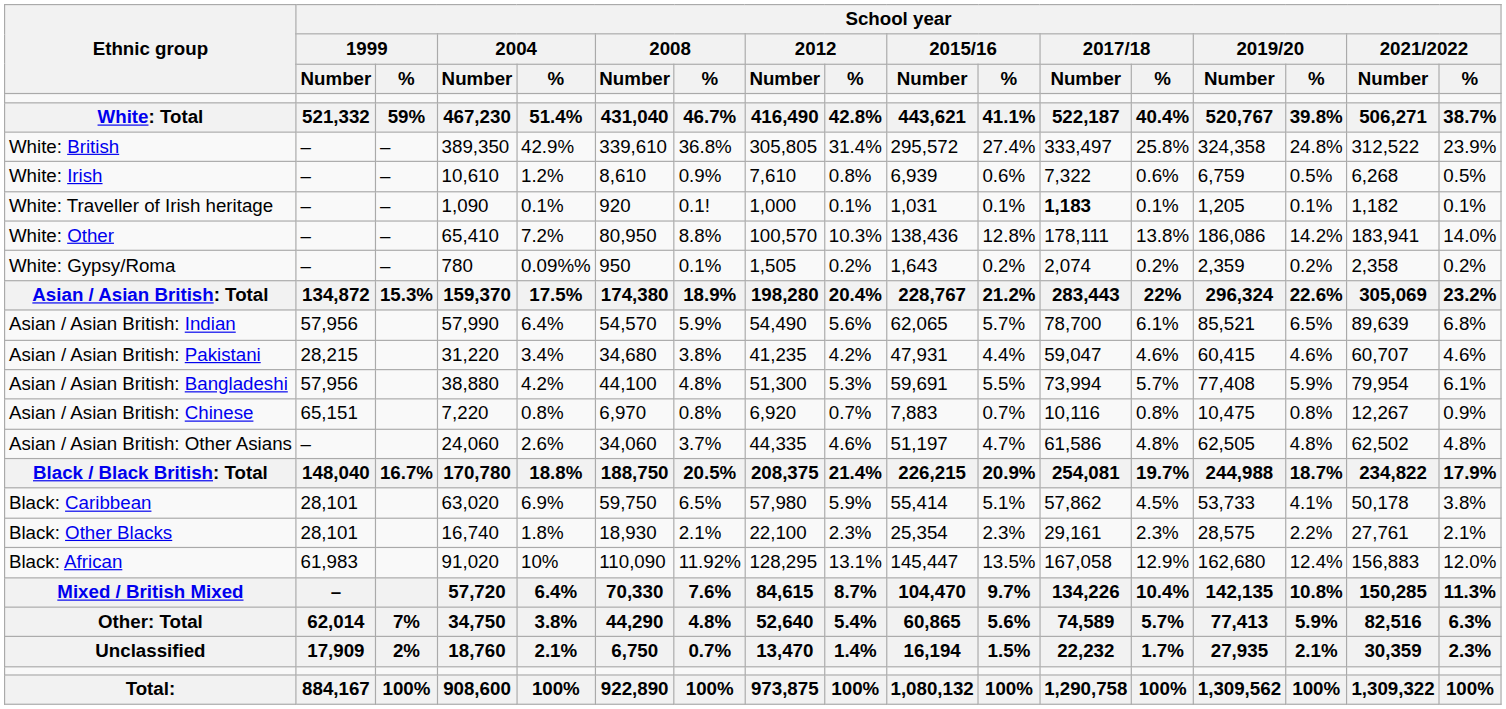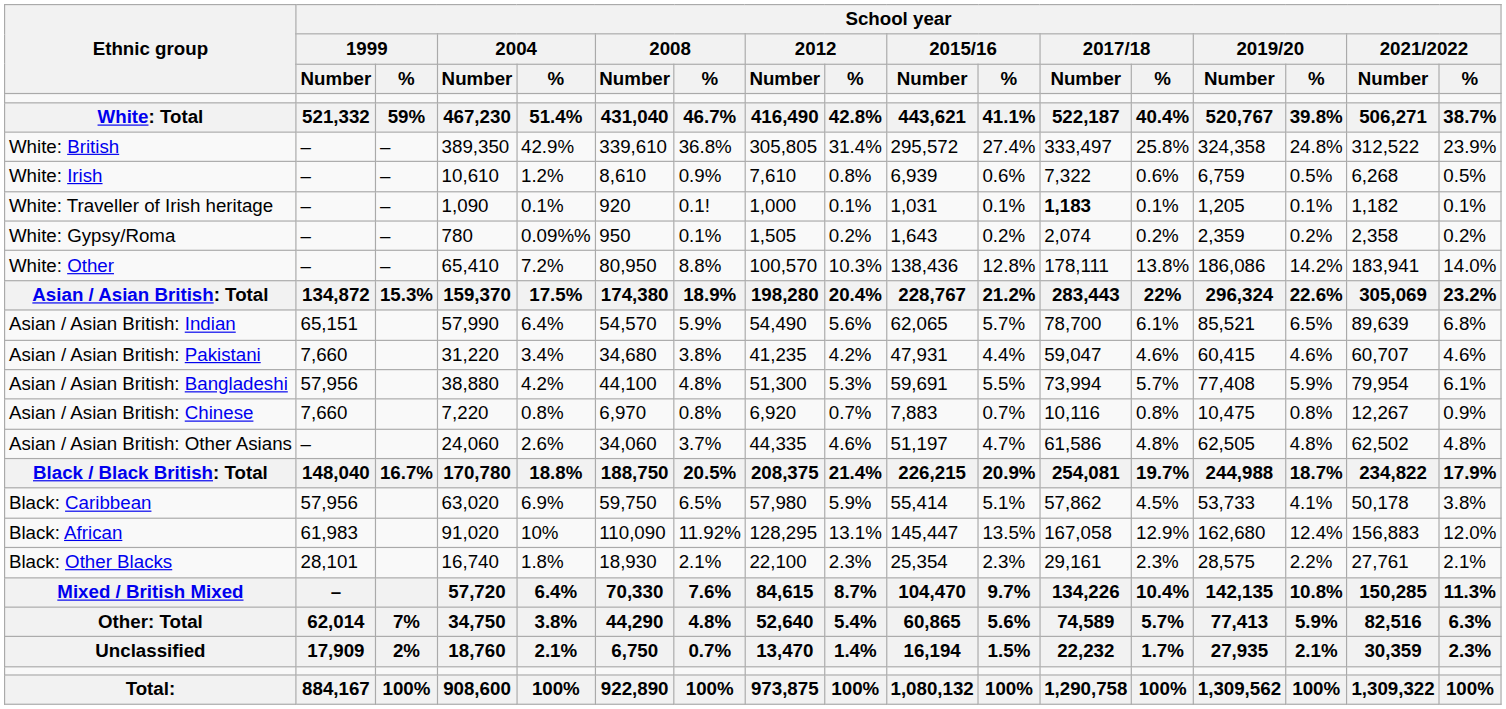rows swapped: (92, 265) <-> (61, 235)
(329, 324) 57,956 -> (329, 324) 65,151
(329, 354) 28,215 -> (324, 354) 7,660
(329, 413) 65,151 -> (324, 413) 7,660
(329, 502) 28,101 -> (329, 502) 57,956
rows swapped: (66, 562) <-> (91, 532)
